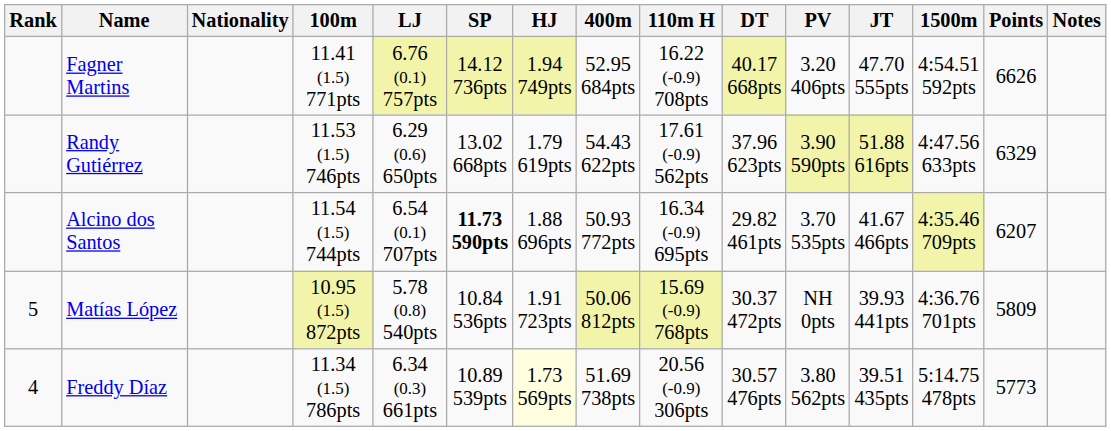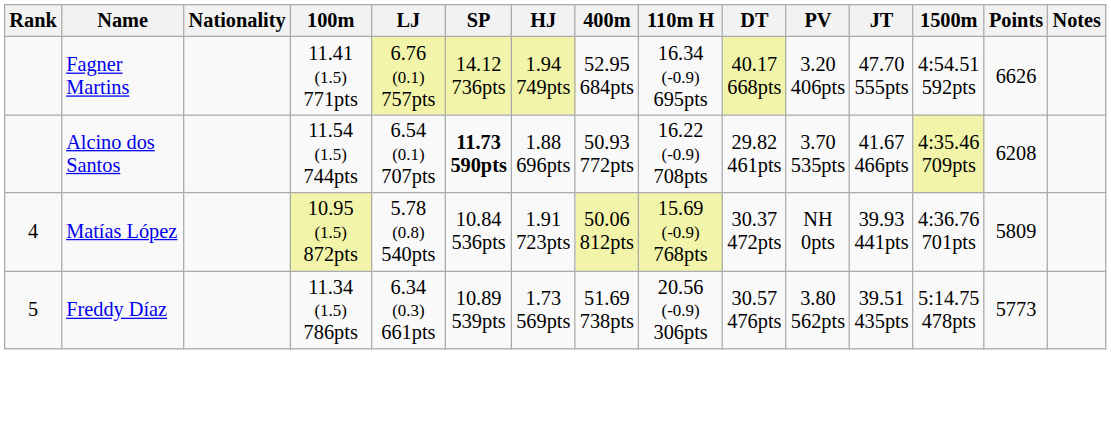(681, 75) 16.22 (-0.9) 708pts -> (681, 75) 16.34 (-0.9) 695pts
- row: (104, 153)
(681, 231) 16.34 (-0.9) 695pts -> (681, 153) 16.22 (-0.9) 708pts
(1016, 231) 6207 -> (1016, 153) 6208
(33, 309) 5 -> (33, 231) 4
(33, 387) 4 -> (33, 309) 5
(545, 387) lightyellow background -> (543, 309) no background
